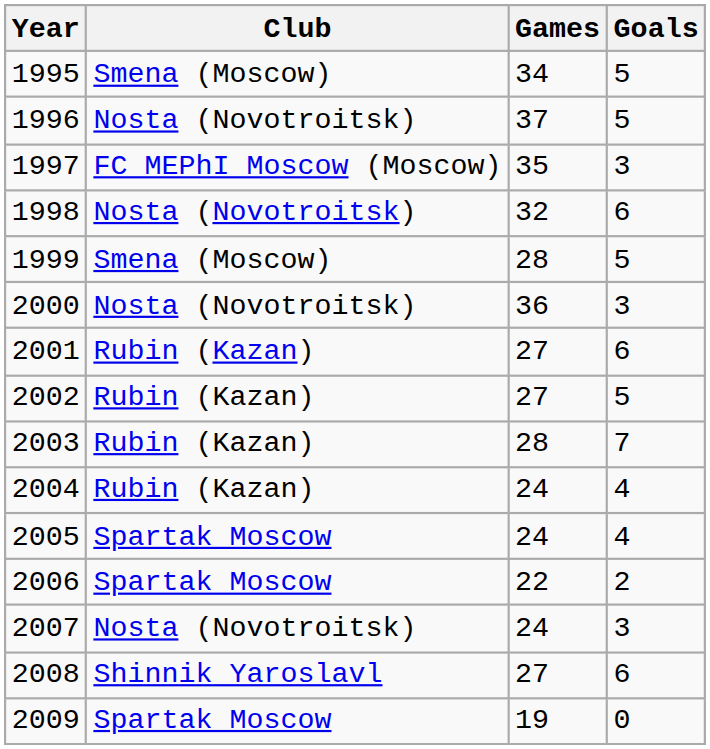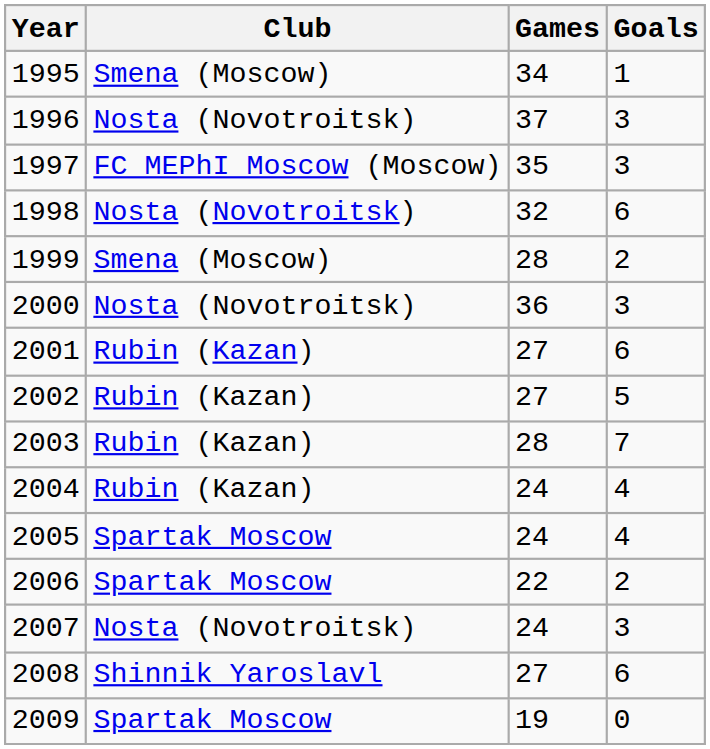(622, 74) 5 -> (622, 74) 1
(622, 121) 5 -> (622, 121) 3
(622, 259) 5 -> (622, 259) 2
